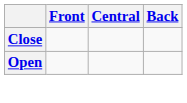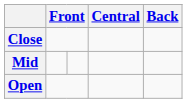+ row: (25, 62)
